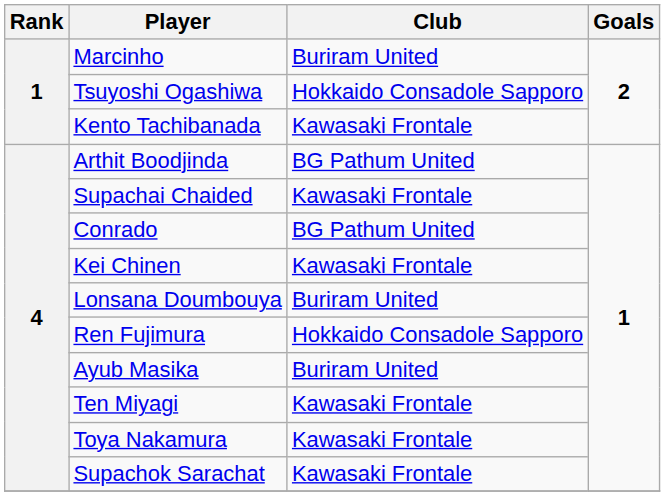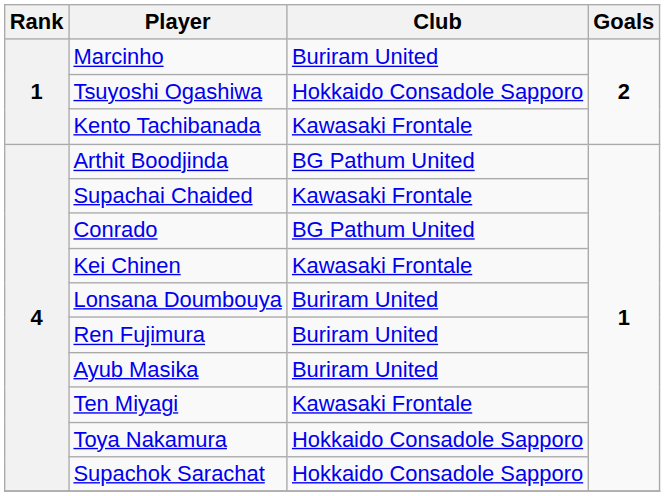(438, 334) Hokkaido Consadole Sapporo -> (365, 334) Buriram United
(382, 439) Kawasaki Frontale -> (438, 439) Hokkaido Consadole Sapporo
(382, 473) Kawasaki Frontale -> (438, 473) Hokkaido Consadole Sapporo
